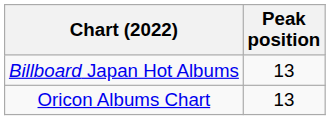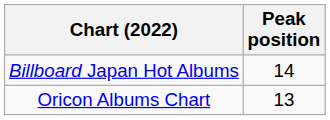(284, 70) 13 -> (284, 70) 14
